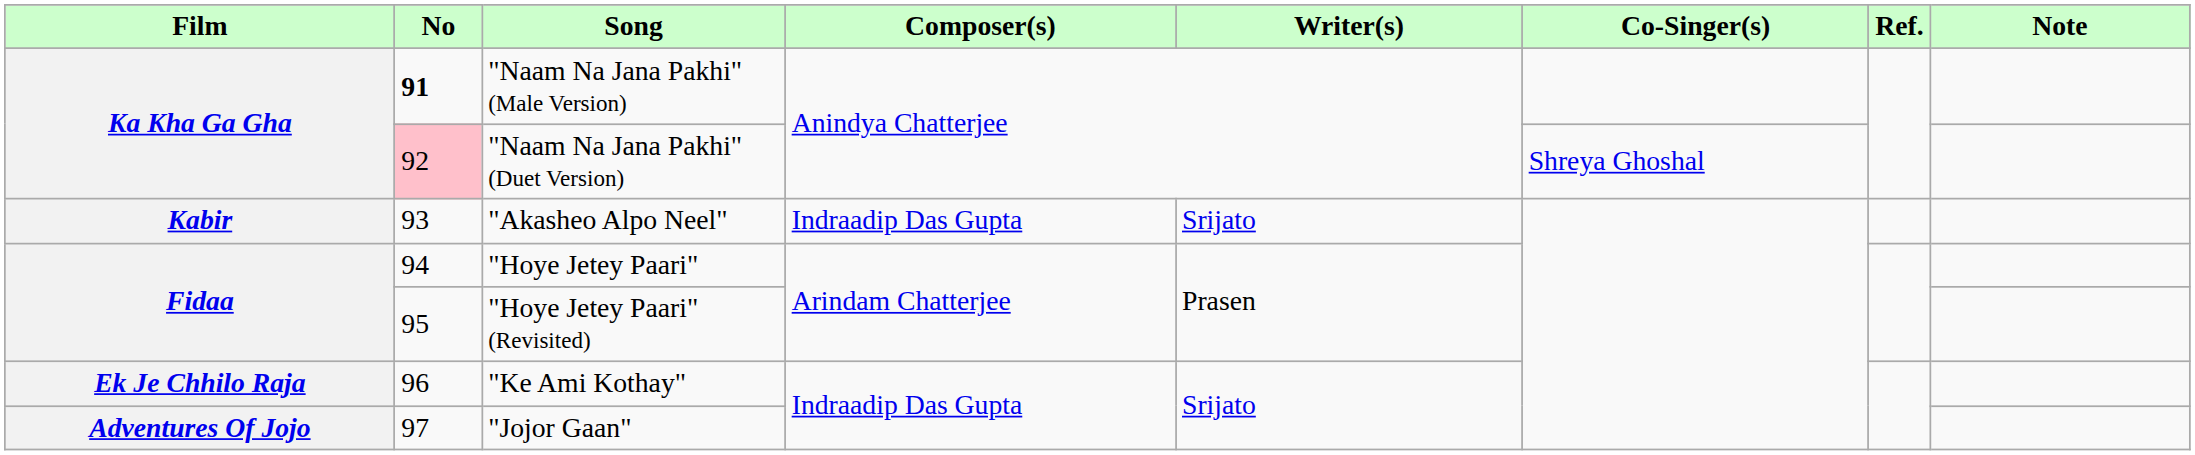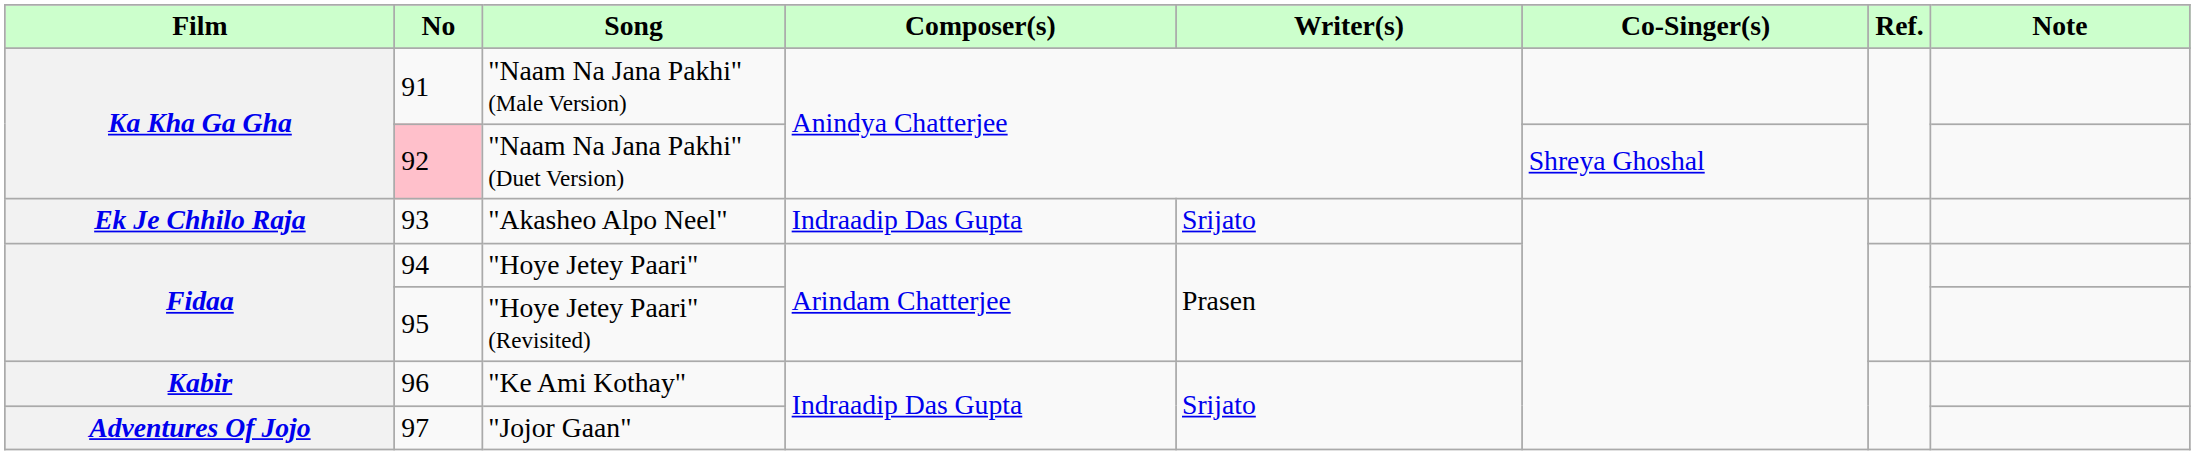(415, 85) bold -> (415, 85) normal
(200, 220) Kabir -> (200, 220) Ek Je Chhilo Raja
(200, 383) Ek Je Chhilo Raja -> (200, 383) Kabir
